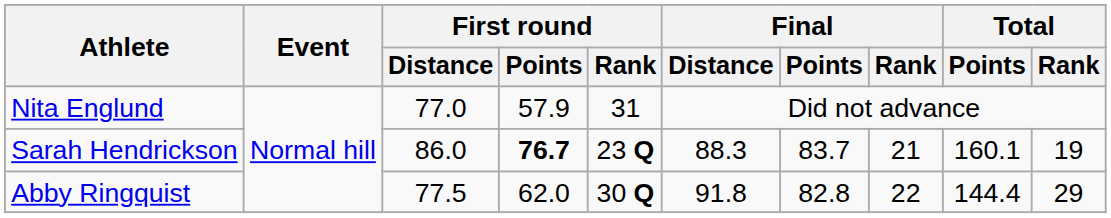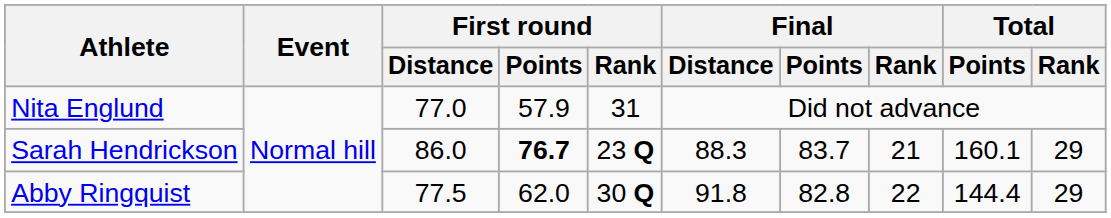(1069, 150) 19 -> (1069, 150) 29
